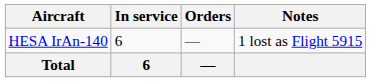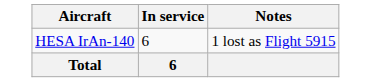- column: (208, 16)
